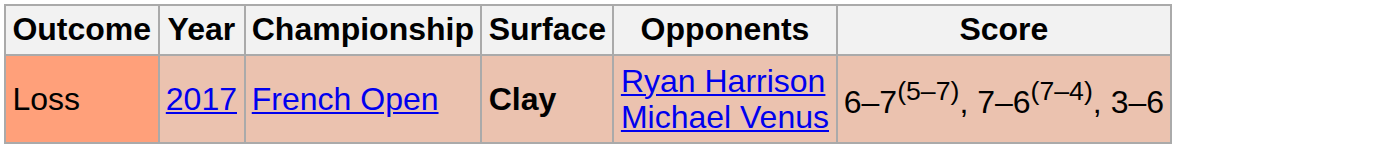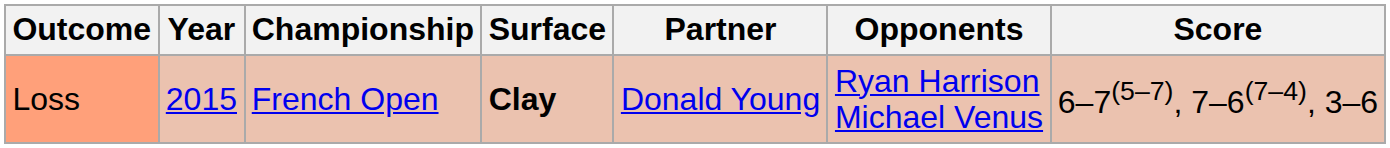+ column: (721, 29)
(201, 98) 2017 -> (201, 98) 2015
